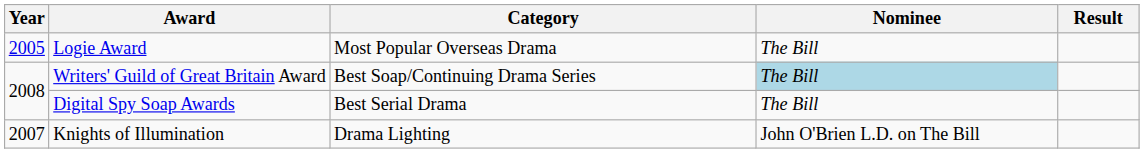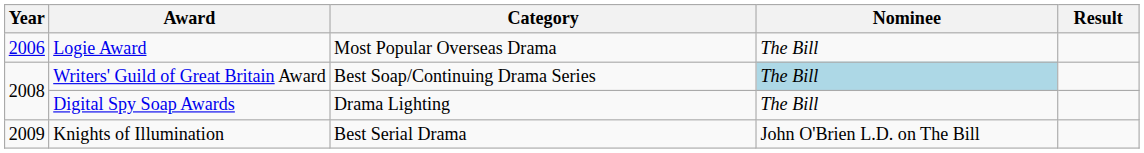(27, 47) 2005 -> (27, 47) 2006
(400, 104) Best Serial Drama -> (392, 104) Drama Lighting
(27, 133) 2007 -> (27, 133) 2009
(392, 133) Drama Lighting -> (400, 133) Best Serial Drama
